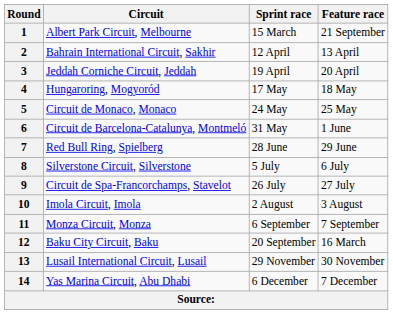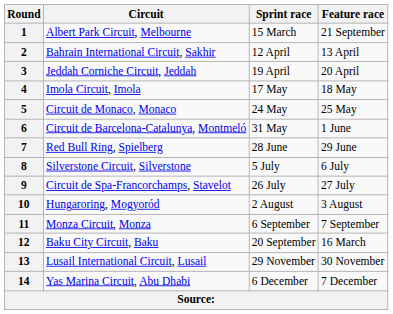(103, 89) Hungaroring, Mogyoród -> (93, 89) Imola Circuit, Imola
(93, 204) Imola Circuit, Imola -> (103, 204) Hungaroring, Mogyoród
